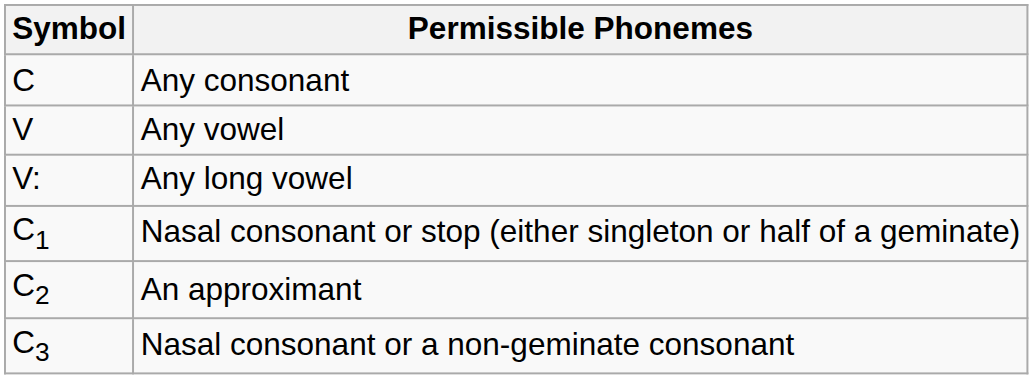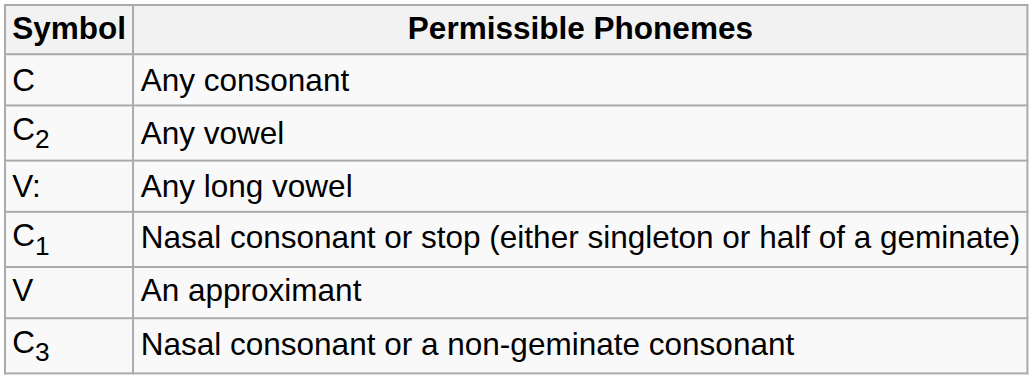(23, 129) V -> (31, 133) C2
(31, 289) C2 -> (23, 291) V
